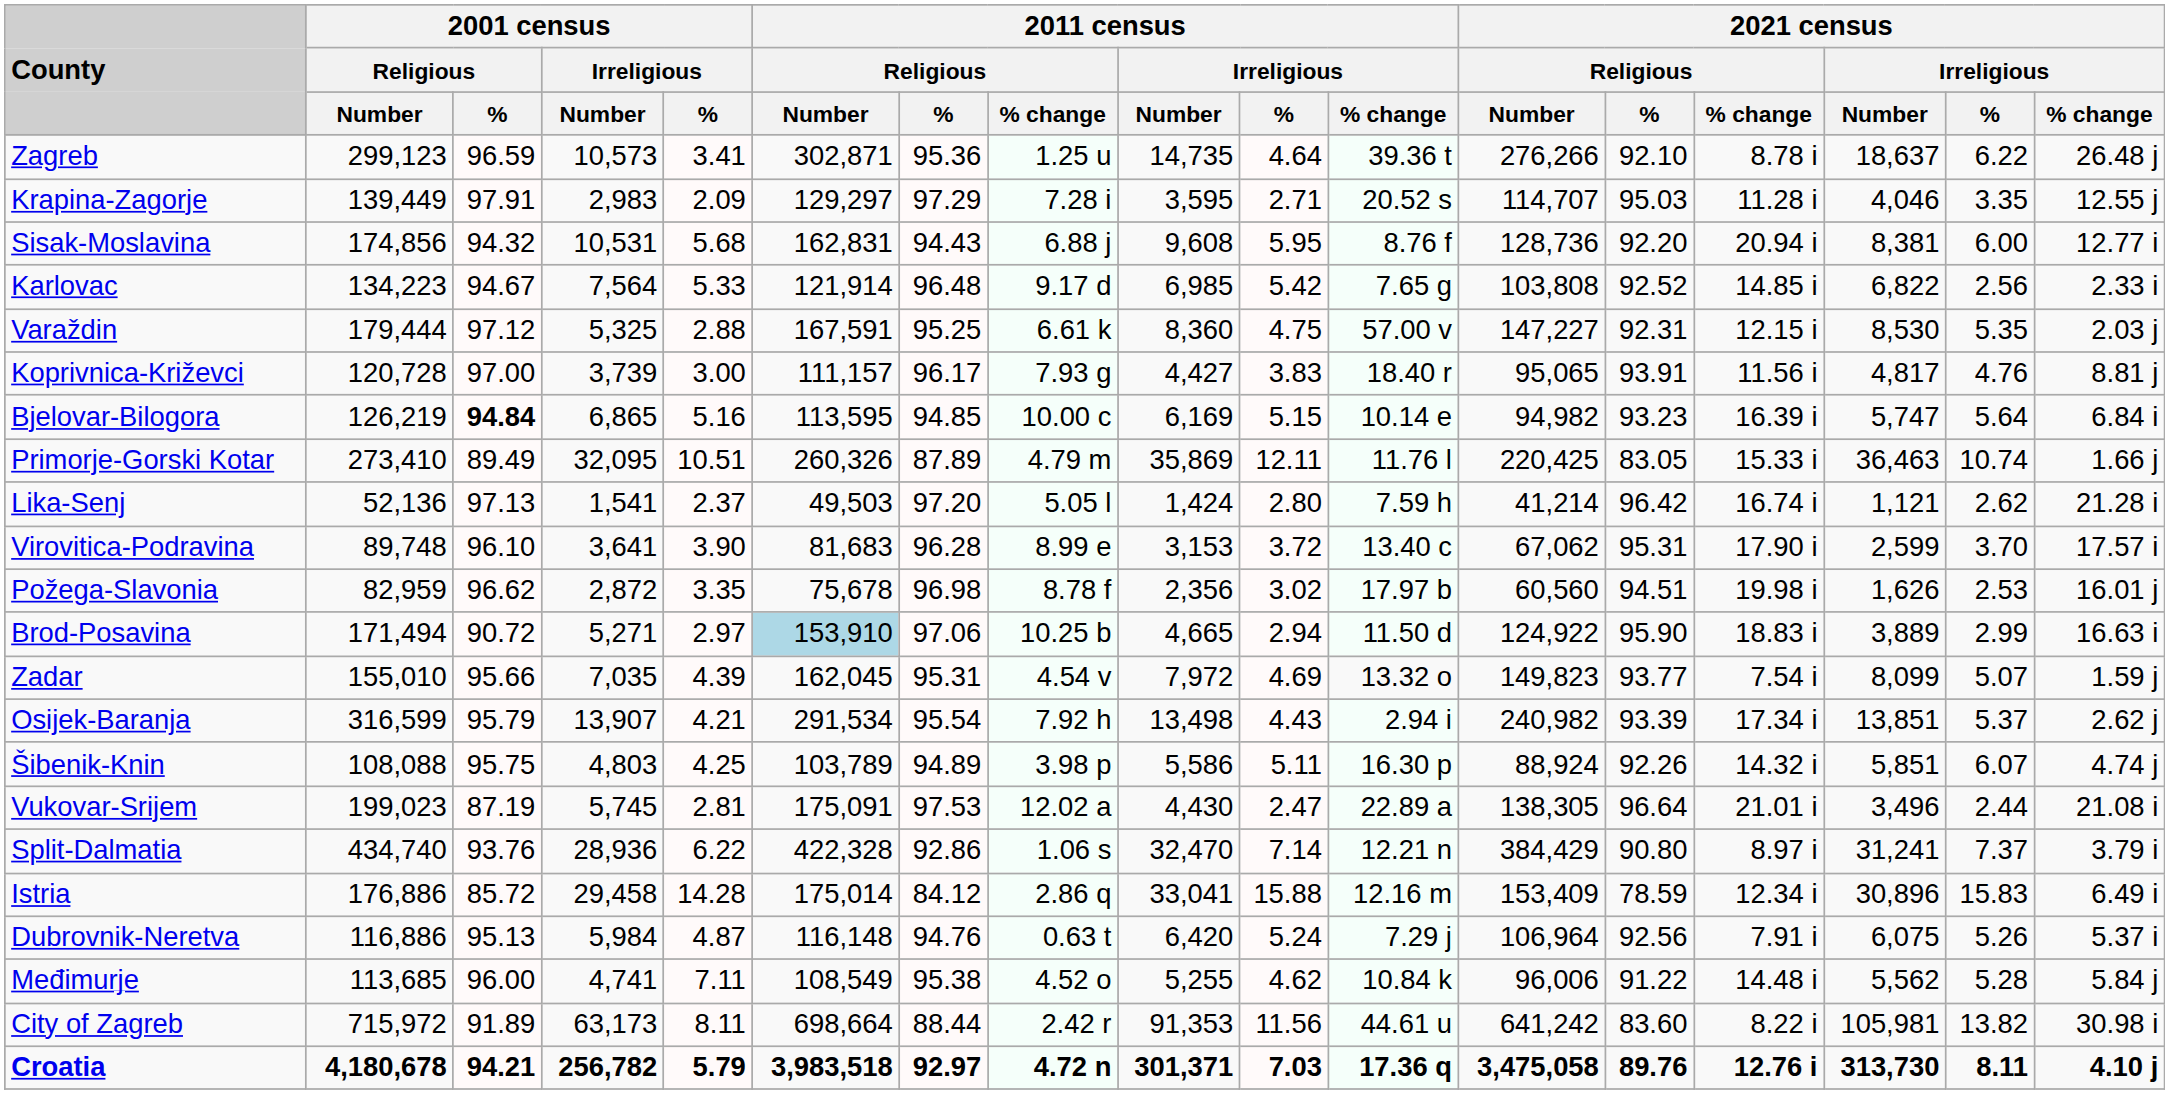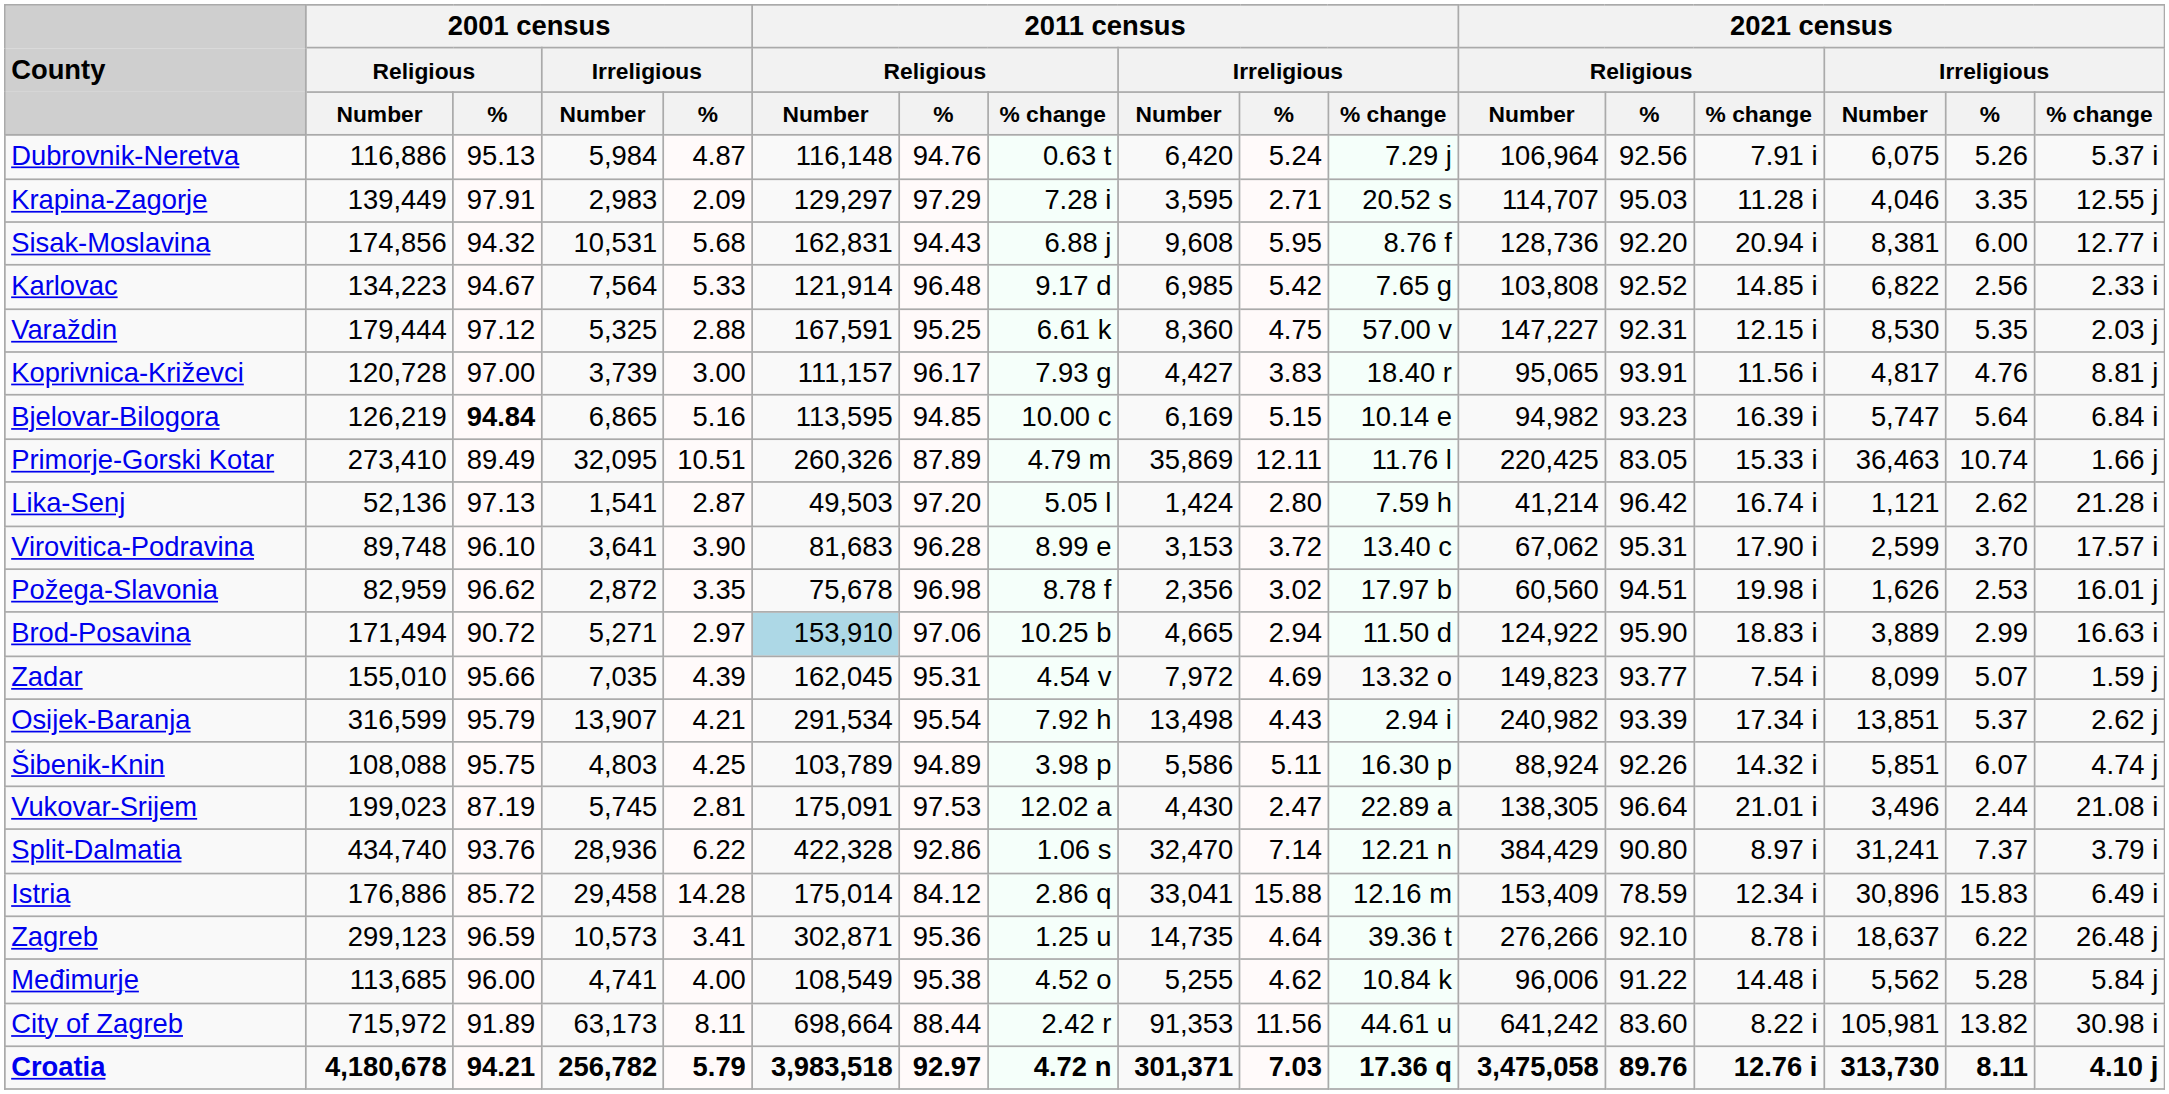rows swapped: (55, 156) <-> (125, 937)
(719, 503) 2.37 -> (719, 503) 2.87
(720, 980) 7.11 -> (719, 980) 4.00
